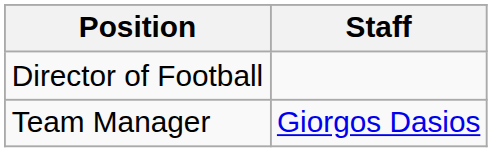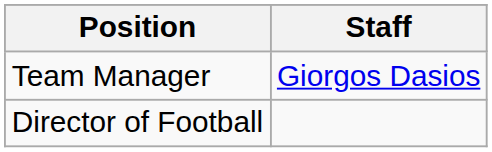rows swapped: (137, 75) <-> (111, 122)
